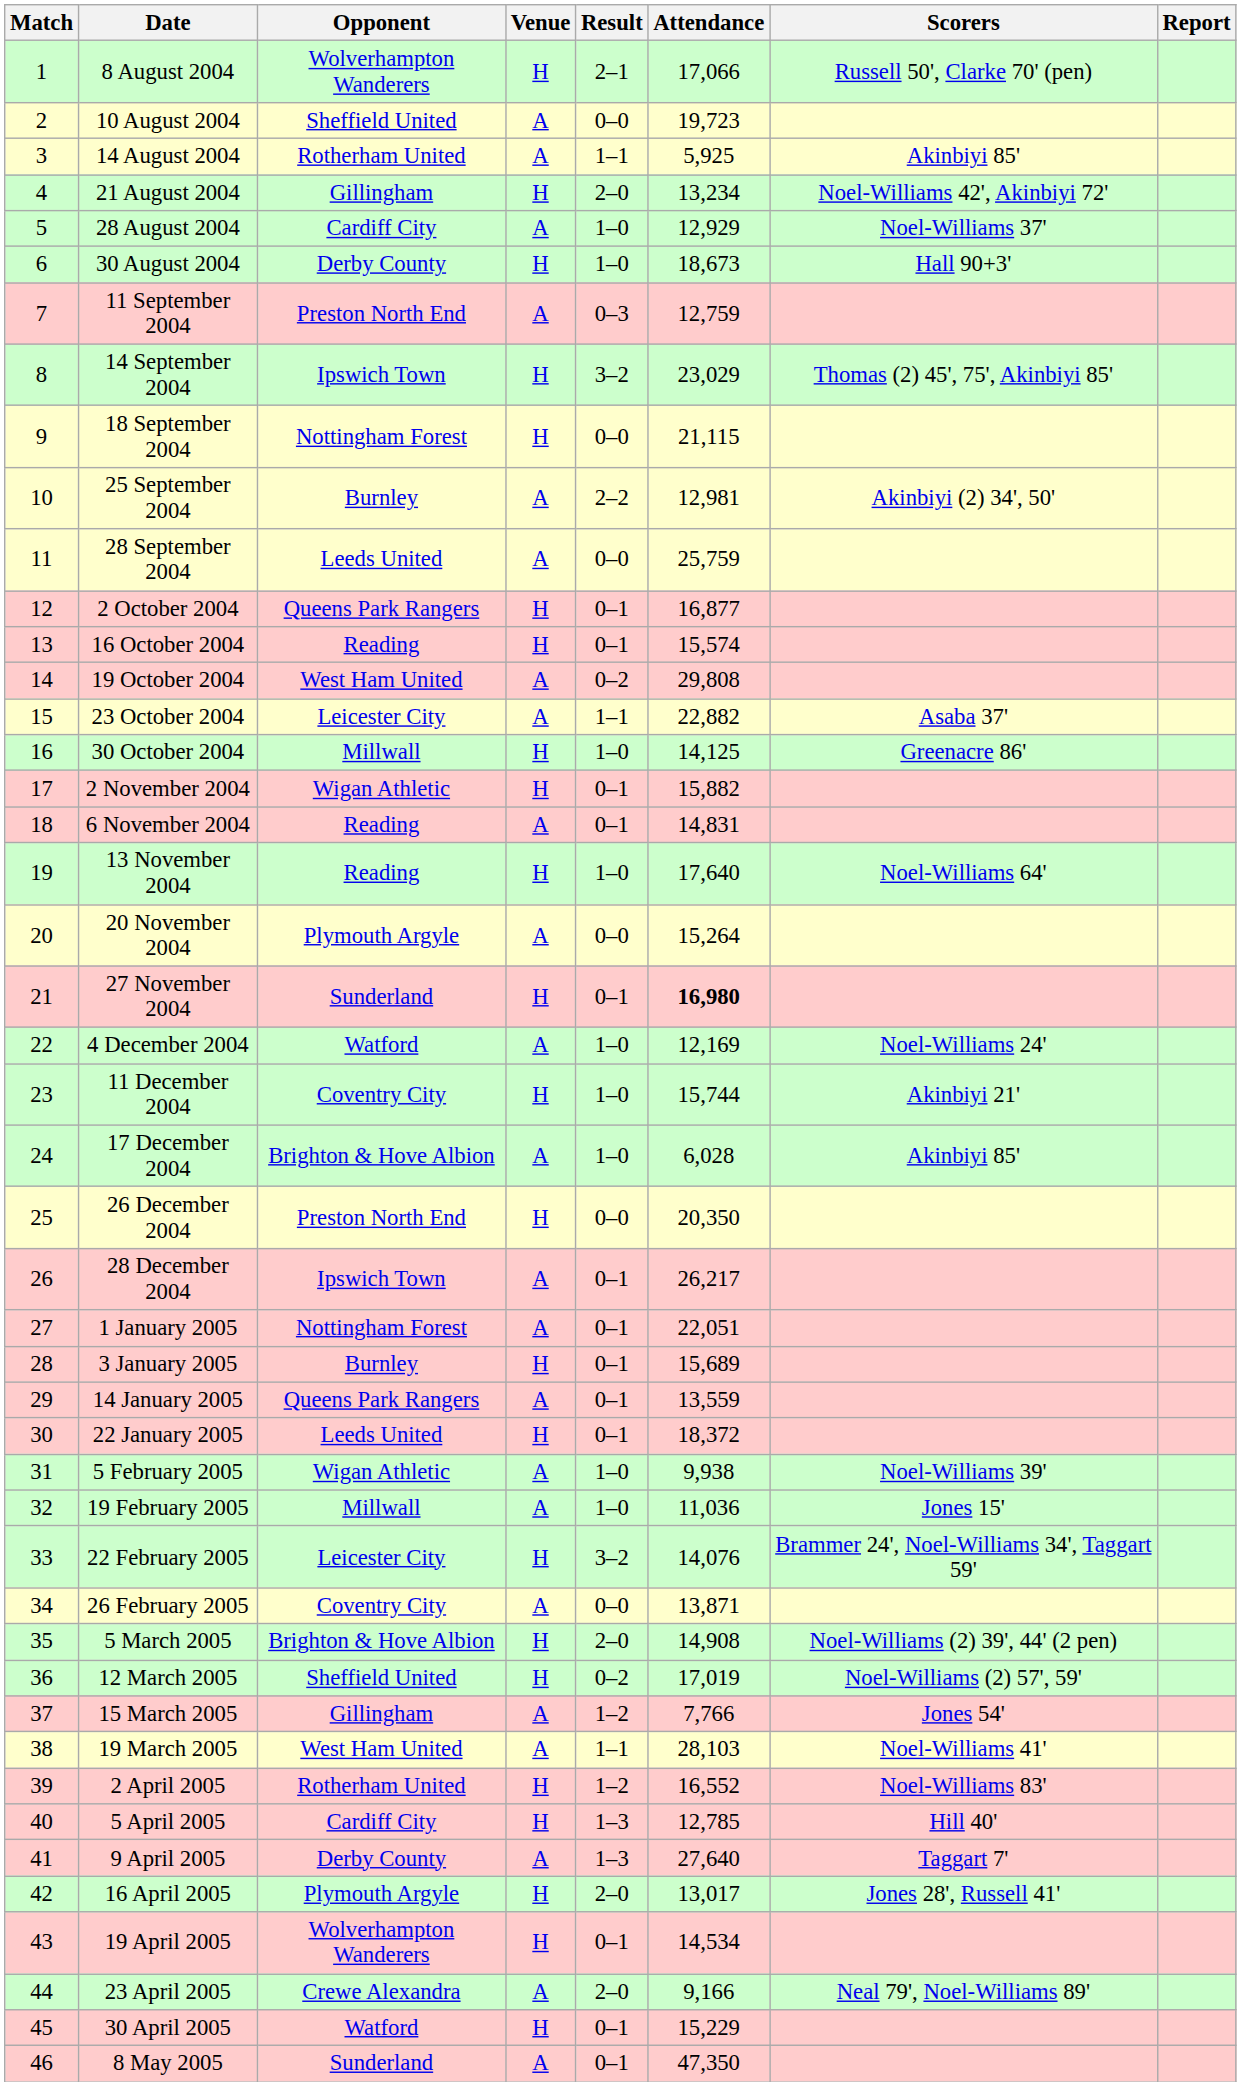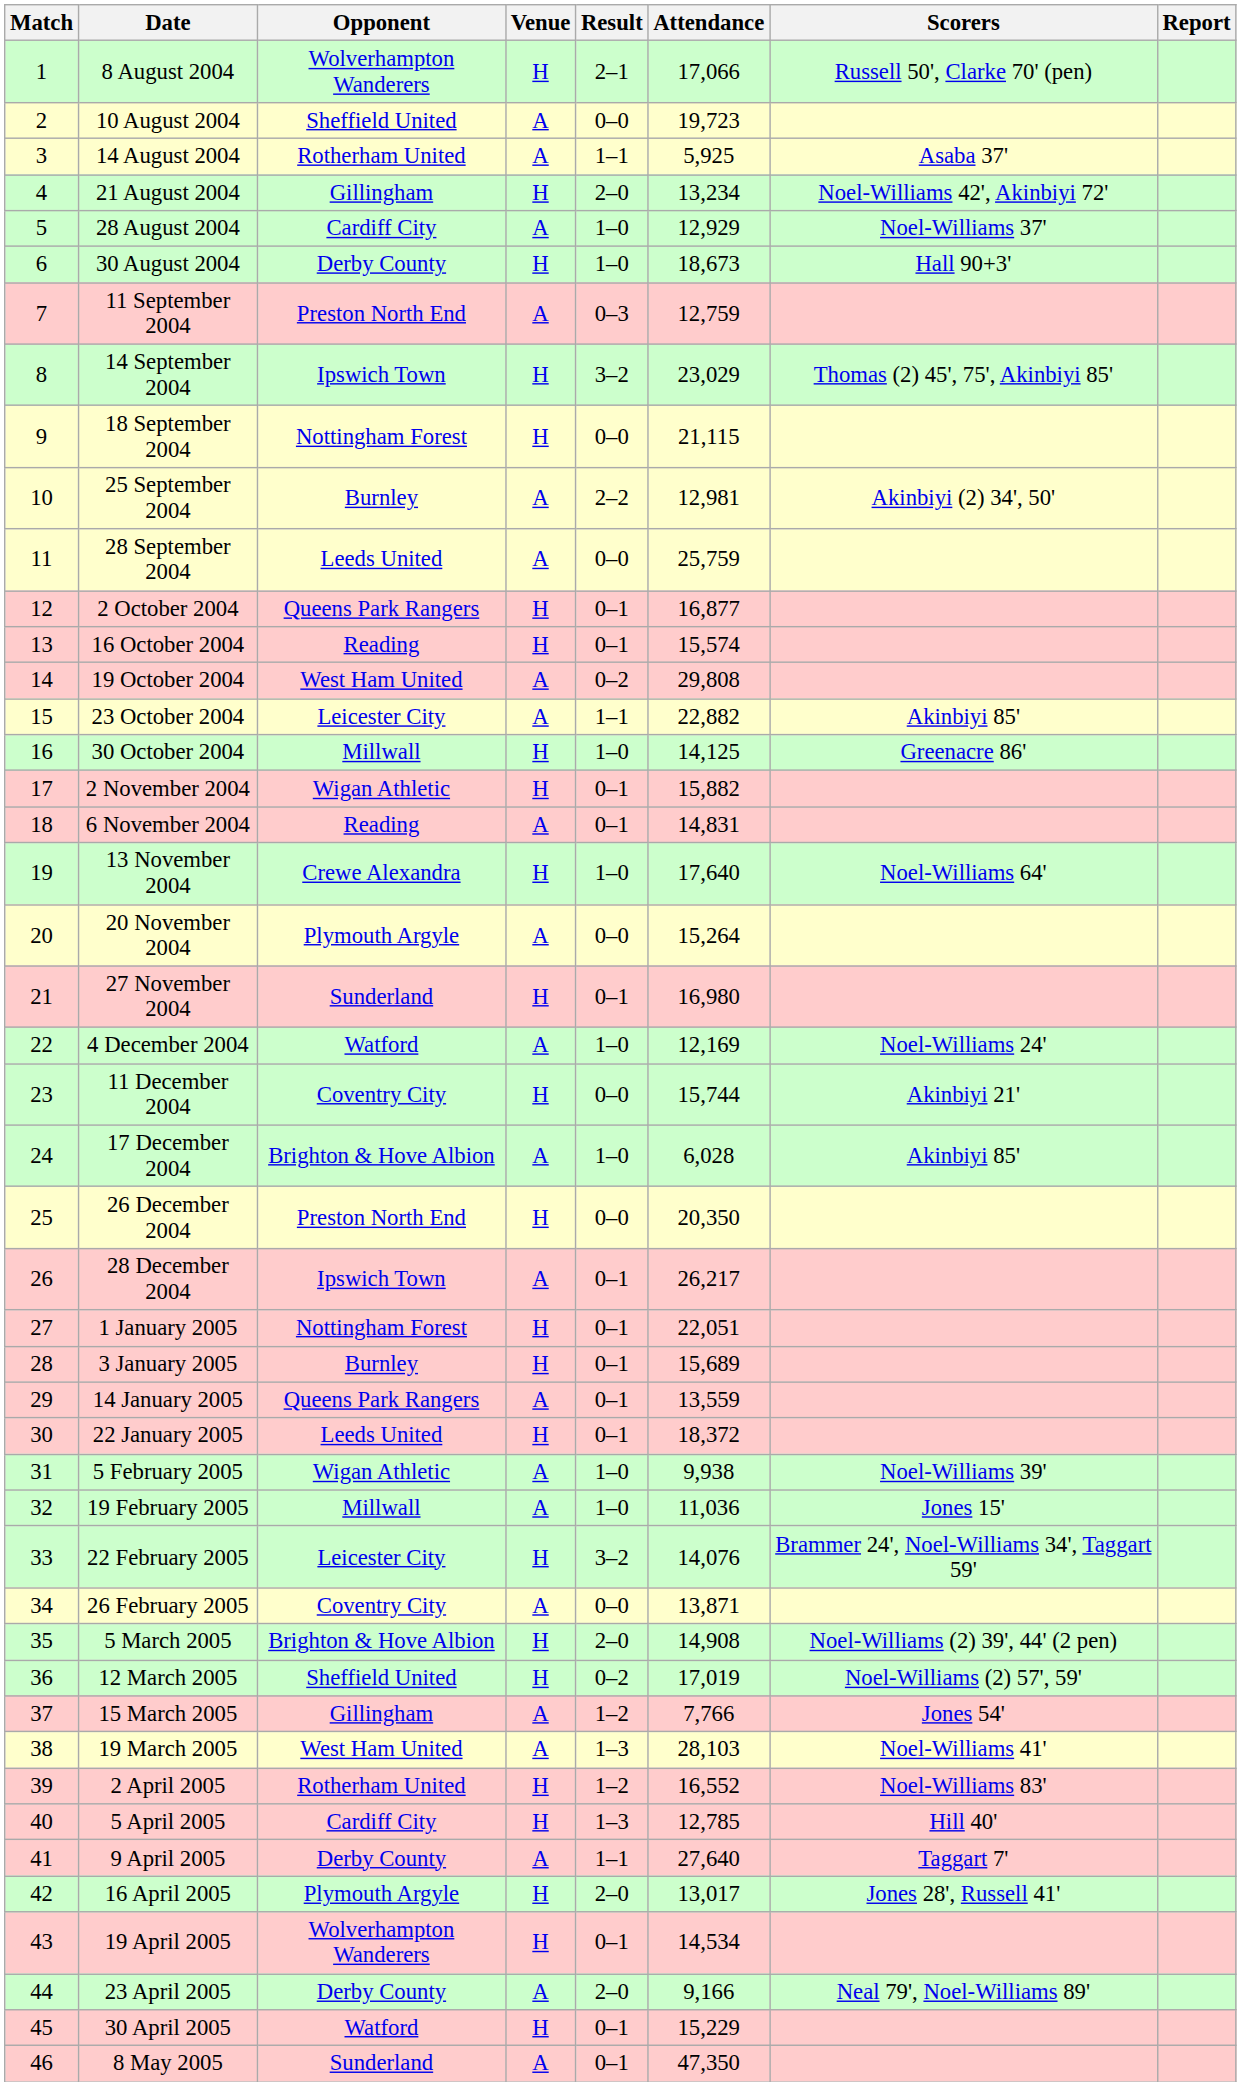(963, 156) Akinbiyi 85' -> (963, 156) Asaba 37'
(963, 716) Asaba 37' -> (963, 716) Akinbiyi 85'
(381, 873) Reading -> (381, 873) Crewe Alexandra
(709, 996) bold -> (709, 996) normal
(612, 1094) 1–0 -> (612, 1094) 0–0
(541, 1327) A -> (541, 1327) H
(612, 1749) 1–1 -> (612, 1749) 1–3
(612, 1857) 1–3 -> (612, 1857) 1–1
(381, 1991) Crewe Alexandra -> (381, 1991) Derby County
